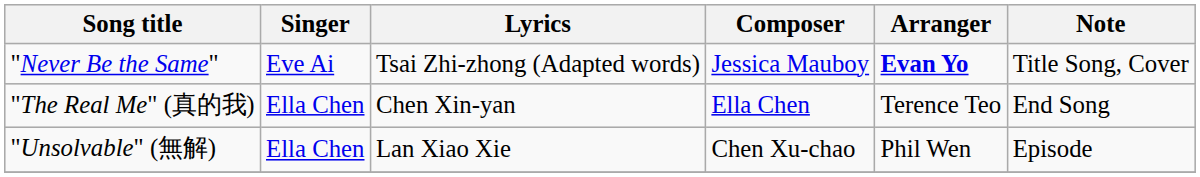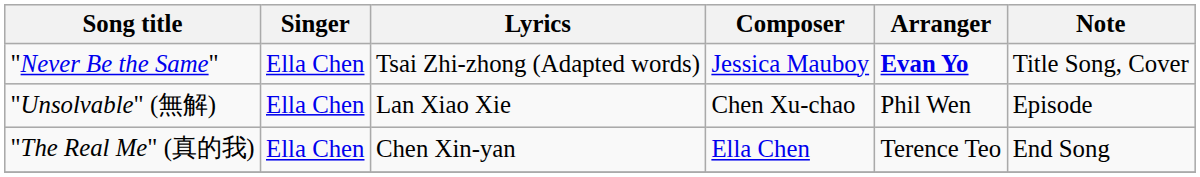(300, 63) Eve Ai -> (315, 63) Ella Chen
rows swapped: (133, 104) <-> (113, 148)
